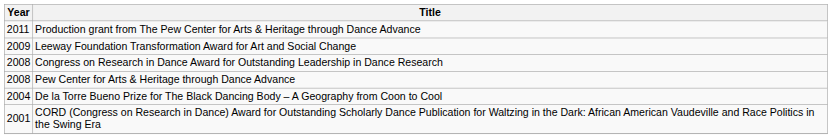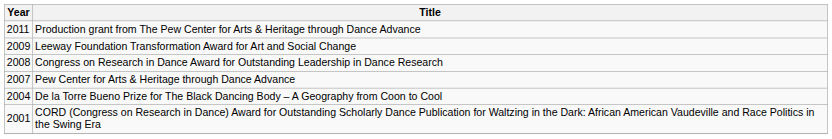(19, 79) 2008 -> (19, 79) 2007
